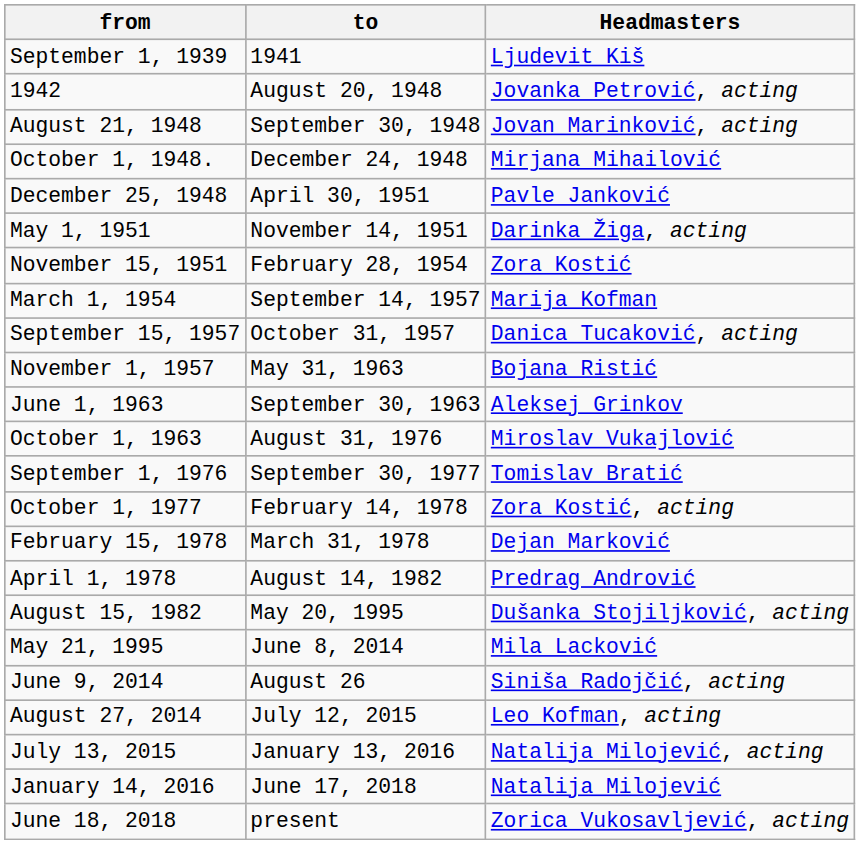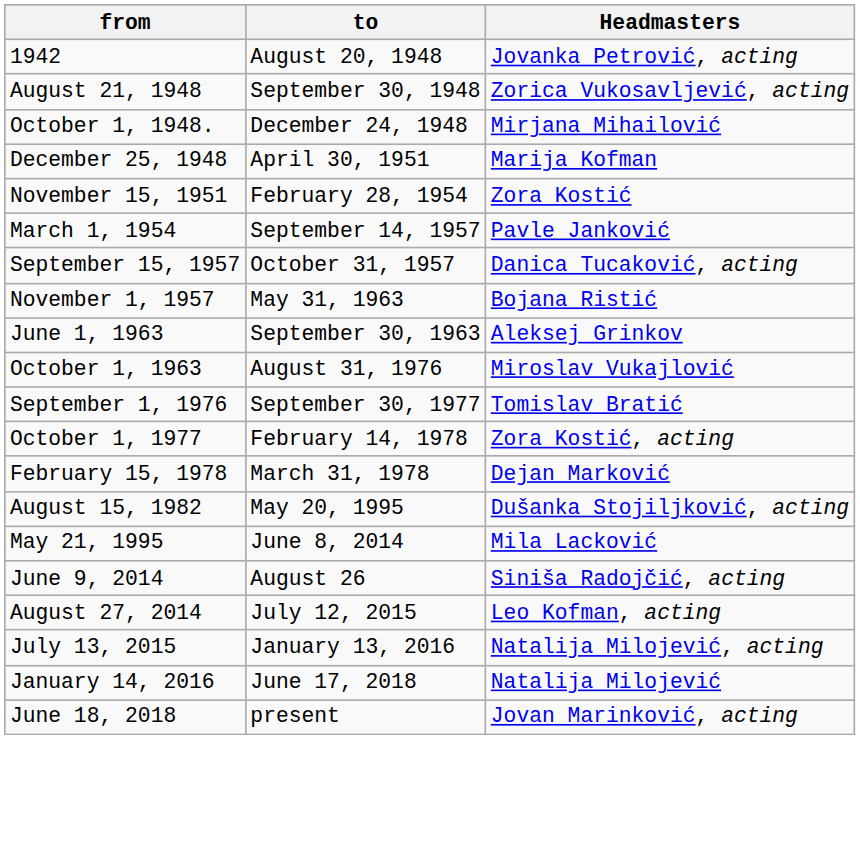- row: (119, 57)
(644, 126) Jovan Marinković, acting -> (670, 92) Zorica Vukosavljević, acting
(580, 196) Pavle Janković -> (574, 161) Marija Kofman
- row: (80, 231)
(574, 300) Marija Kofman -> (580, 231) Pavle Janković
- row: (93, 578)
(670, 821) Zorica Vukosavljević, acting -> (644, 717) Jovan Marinković, acting
